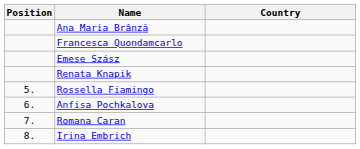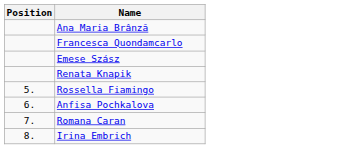- column: (280, 12)
